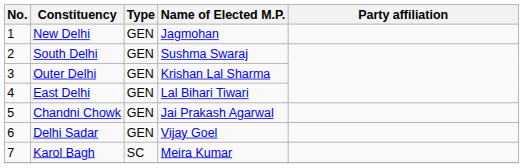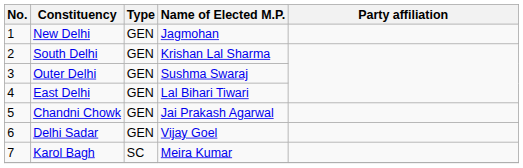(204, 54) Sushma Swaraj -> (216, 54) Krishan Lal Sharma
(216, 74) Krishan Lal Sharma -> (204, 74) Sushma Swaraj
